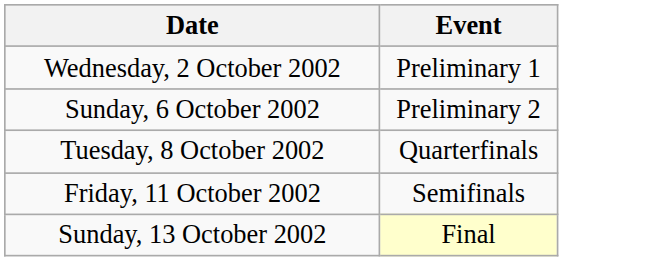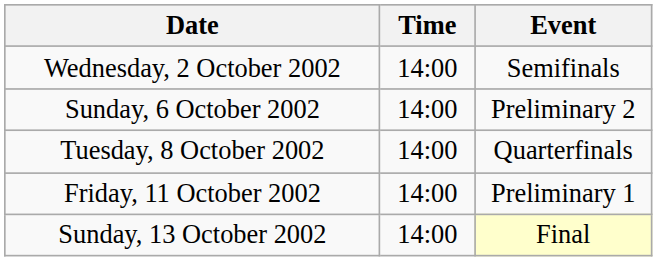+ column: (427, 25)
(469, 67) Preliminary 1 -> (563, 67) Semifinals
(469, 192) Semifinals -> (563, 192) Preliminary 1
